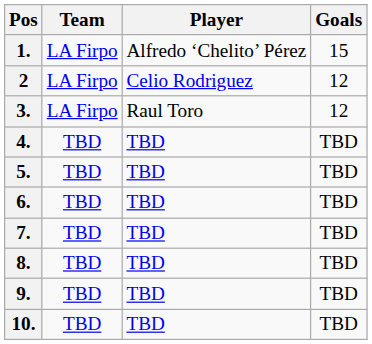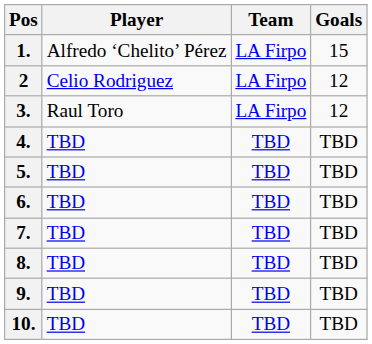columns swapped: (216, 19) <-> (82, 19)
